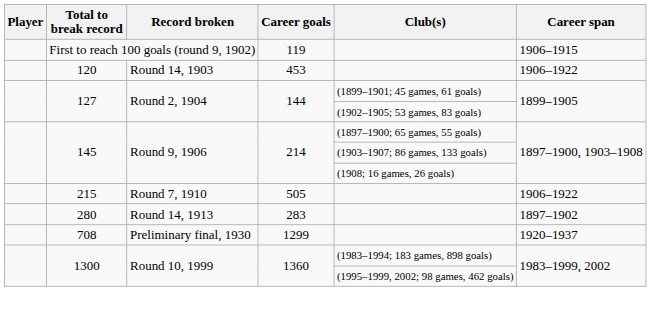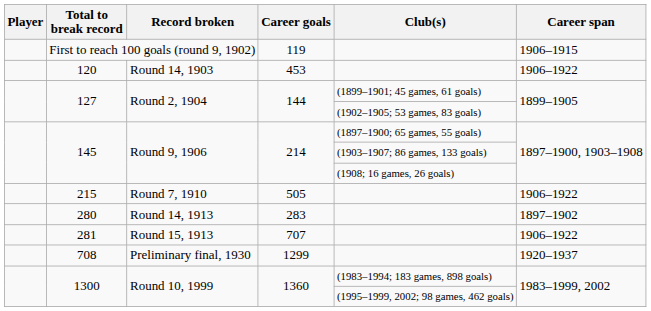+ row: (87, 234)
